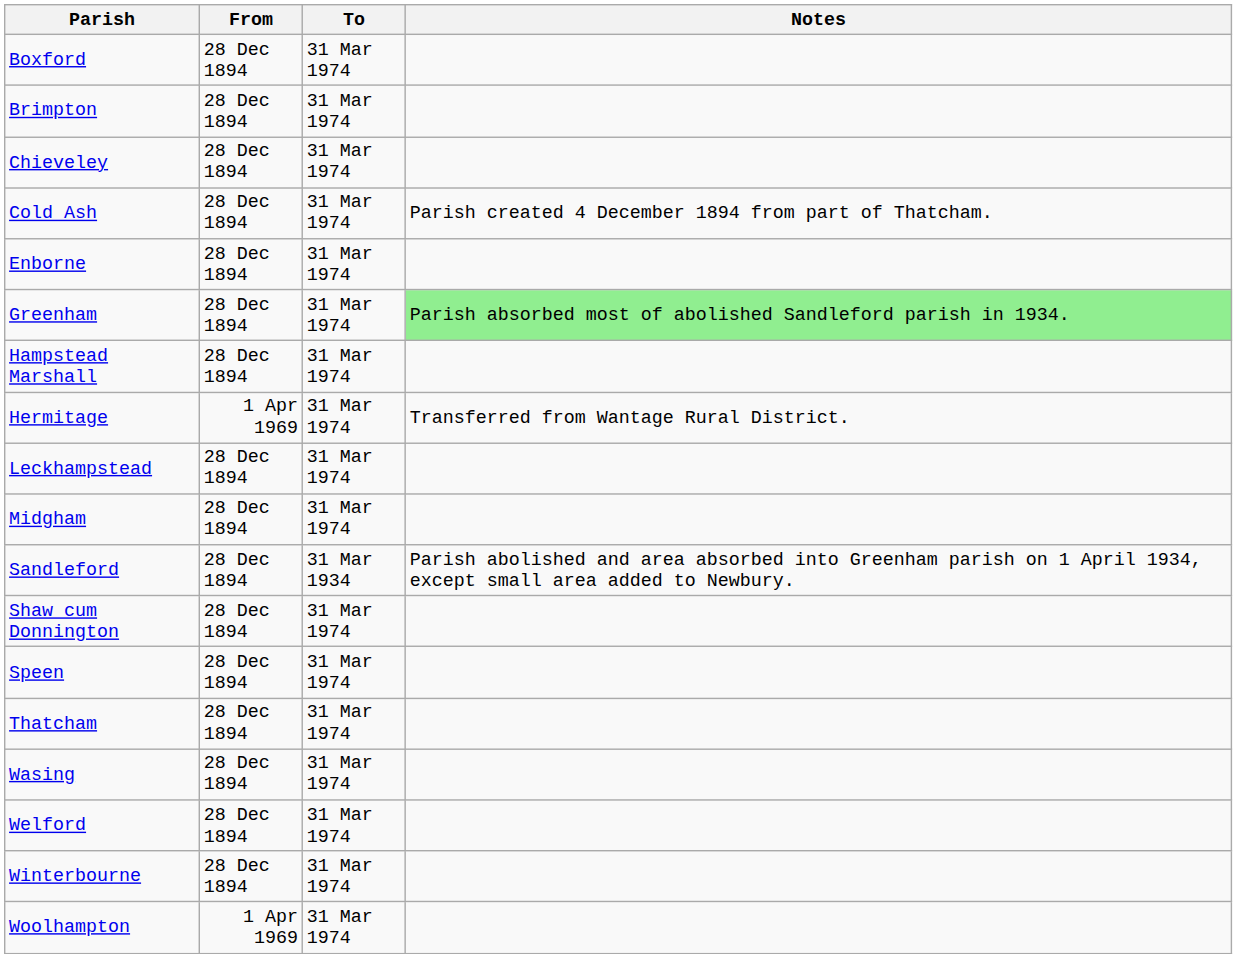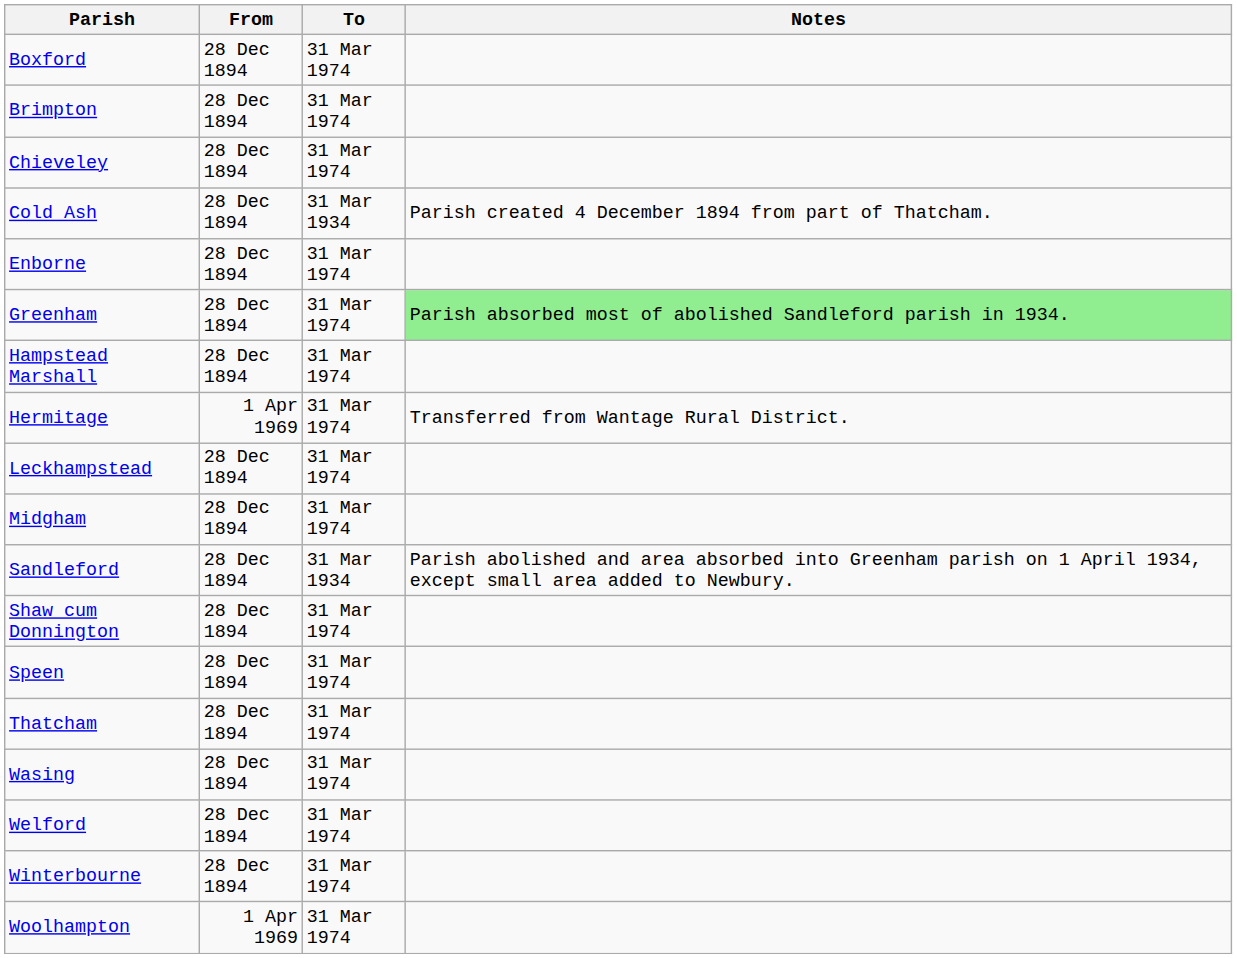(340, 213) 31 Mar 1974 -> (340, 213) 31 Mar 1934
